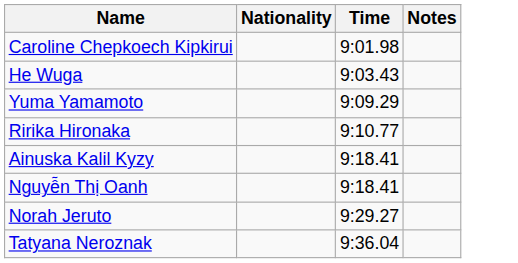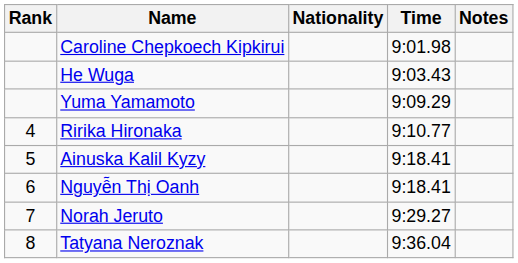+ column: (30, 18)
